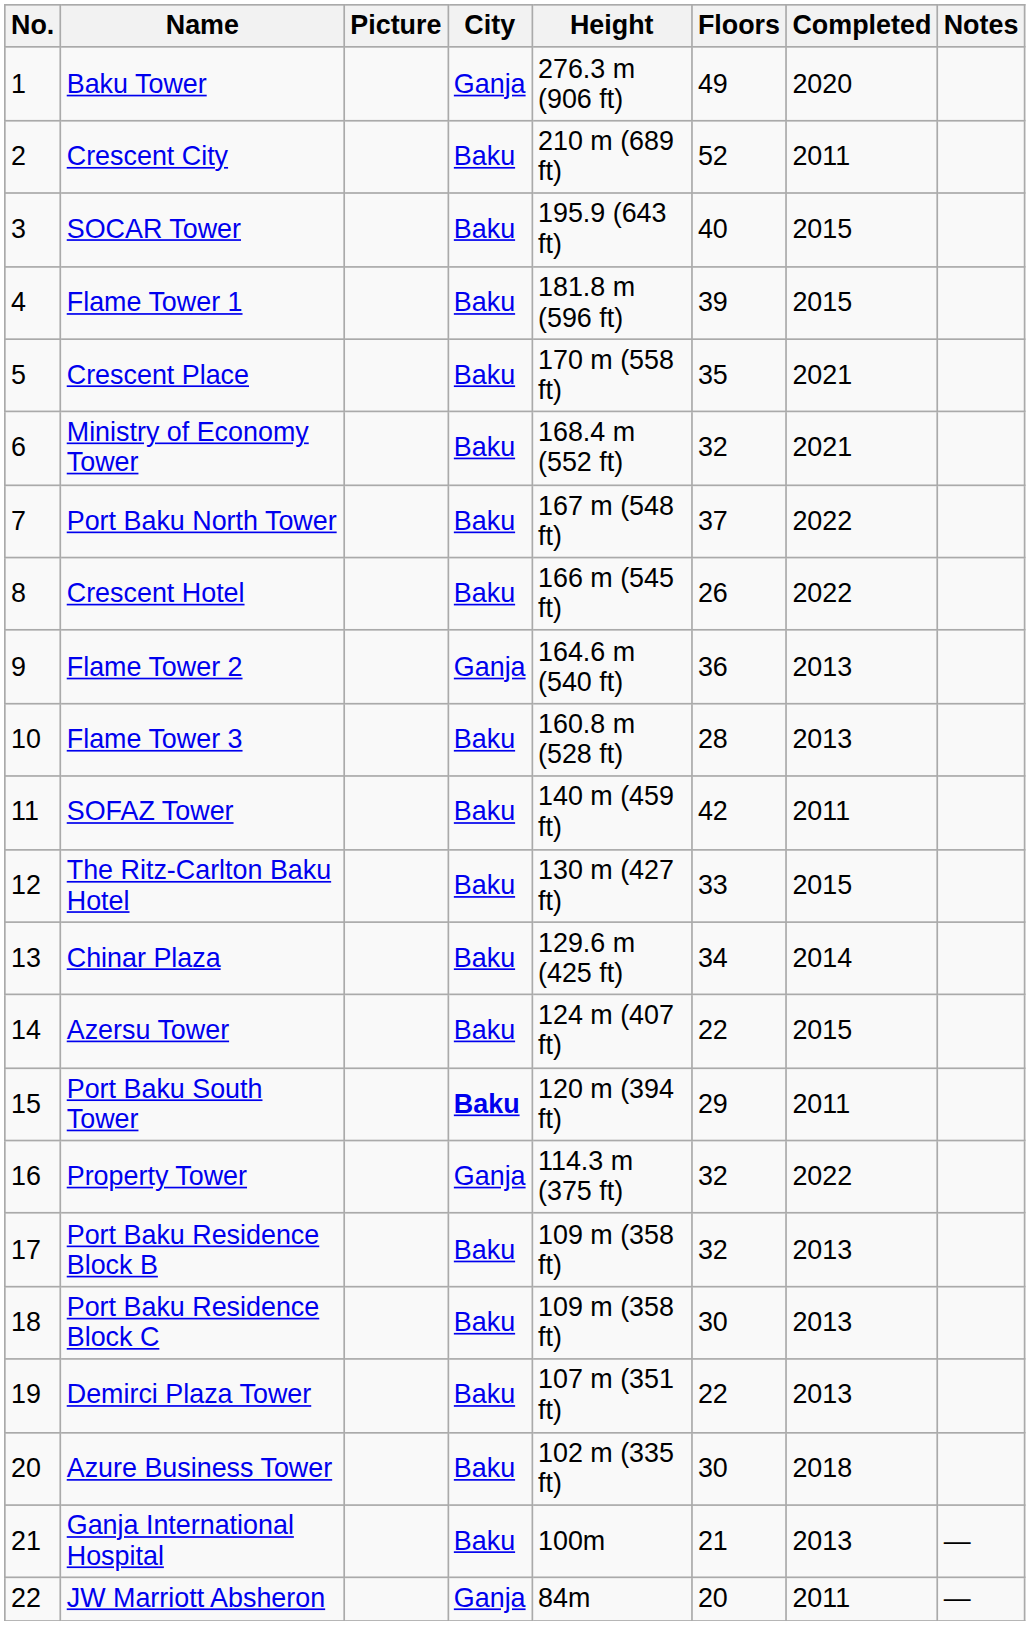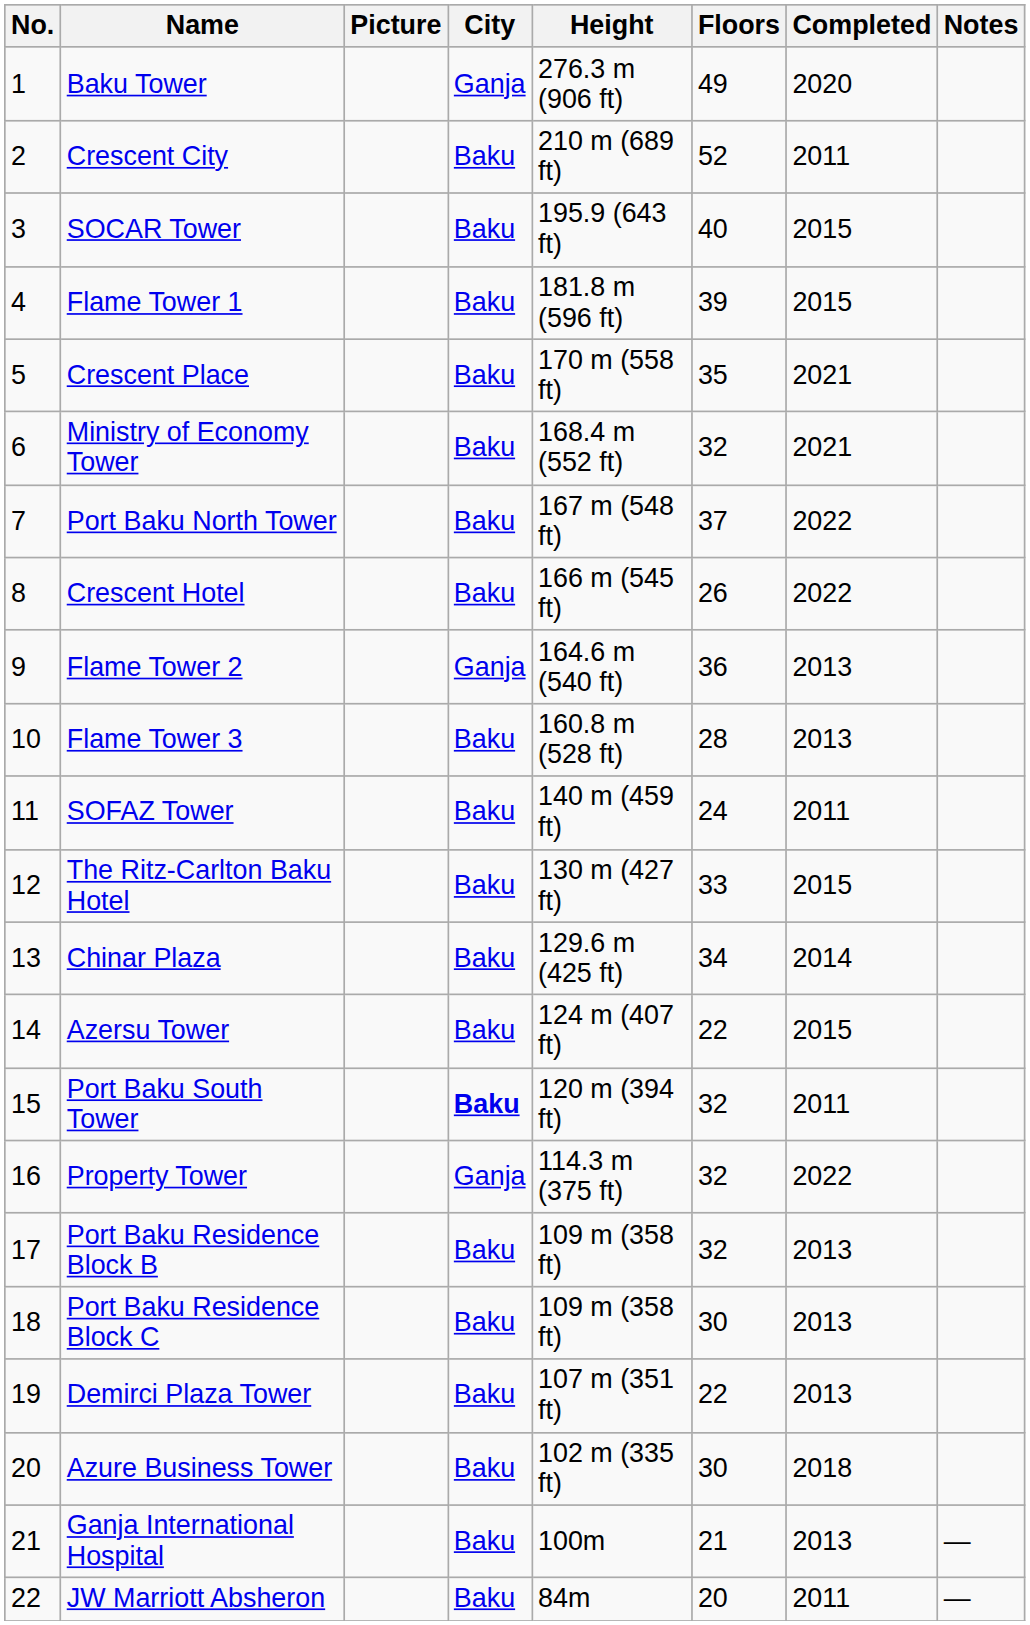(713, 812) 42 -> (713, 812) 24
(713, 1103) 29 -> (713, 1103) 32
(490, 1598) Ganja -> (484, 1598) Baku
